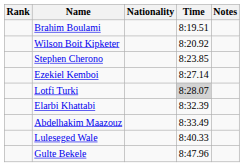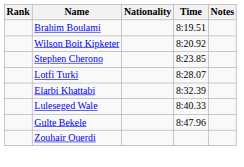- row: (66, 75)
(194, 91) lightgrey background -> (191, 75) no background
- row: (78, 122)
+ row: (65, 138)
